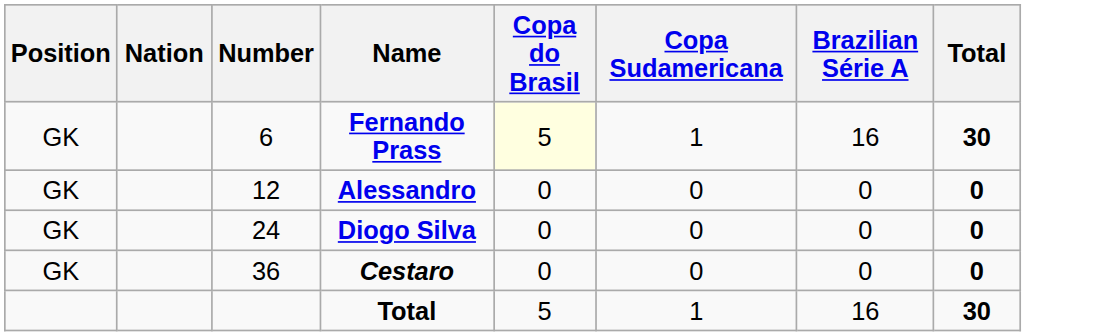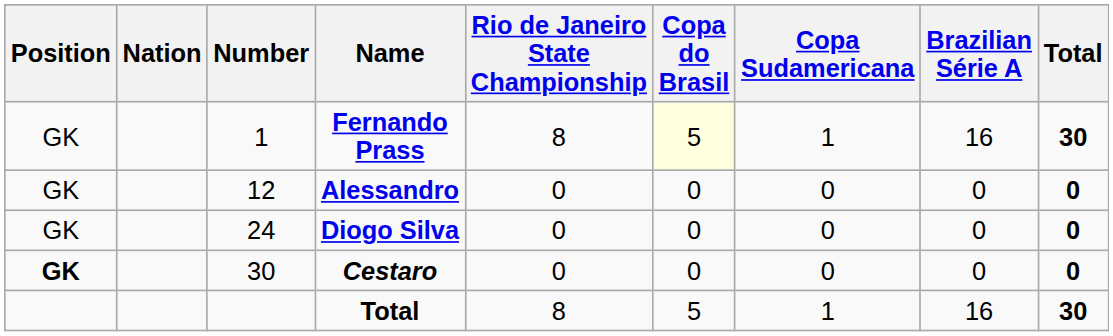+ column: (559, 54)
(266, 136) 6 -> (261, 136) 1
(61, 271) normal -> (61, 271) bold
(266, 271) 36 -> (261, 271) 30
